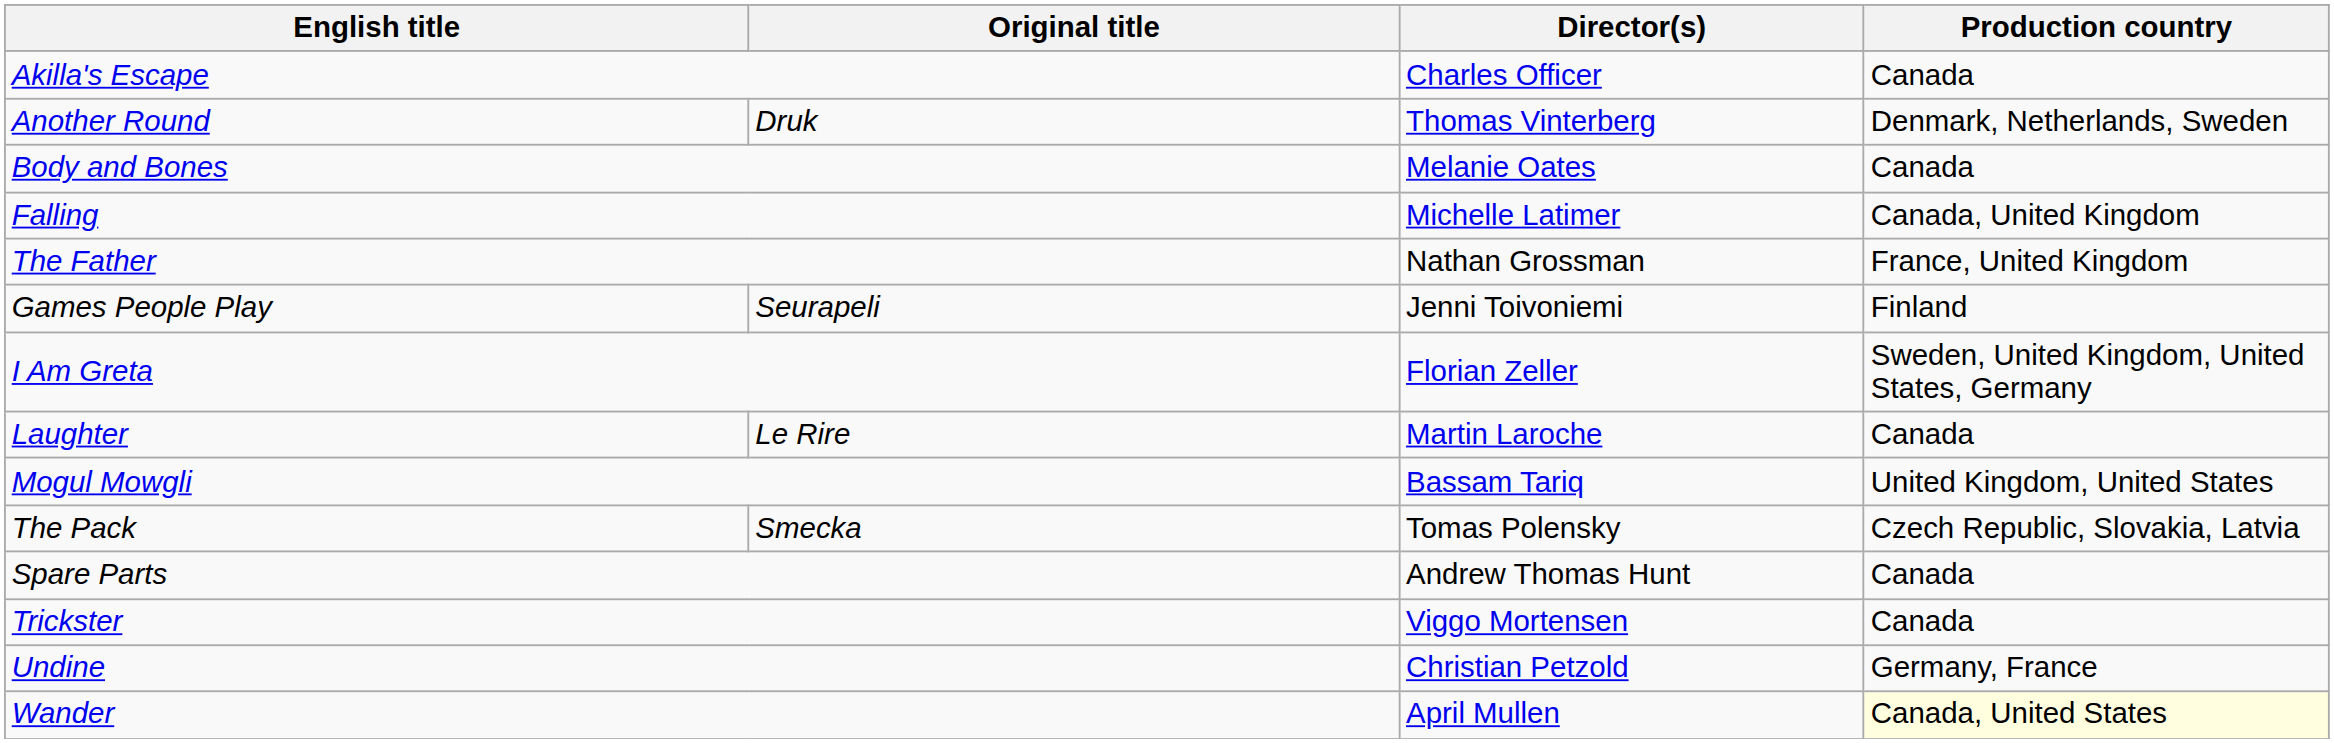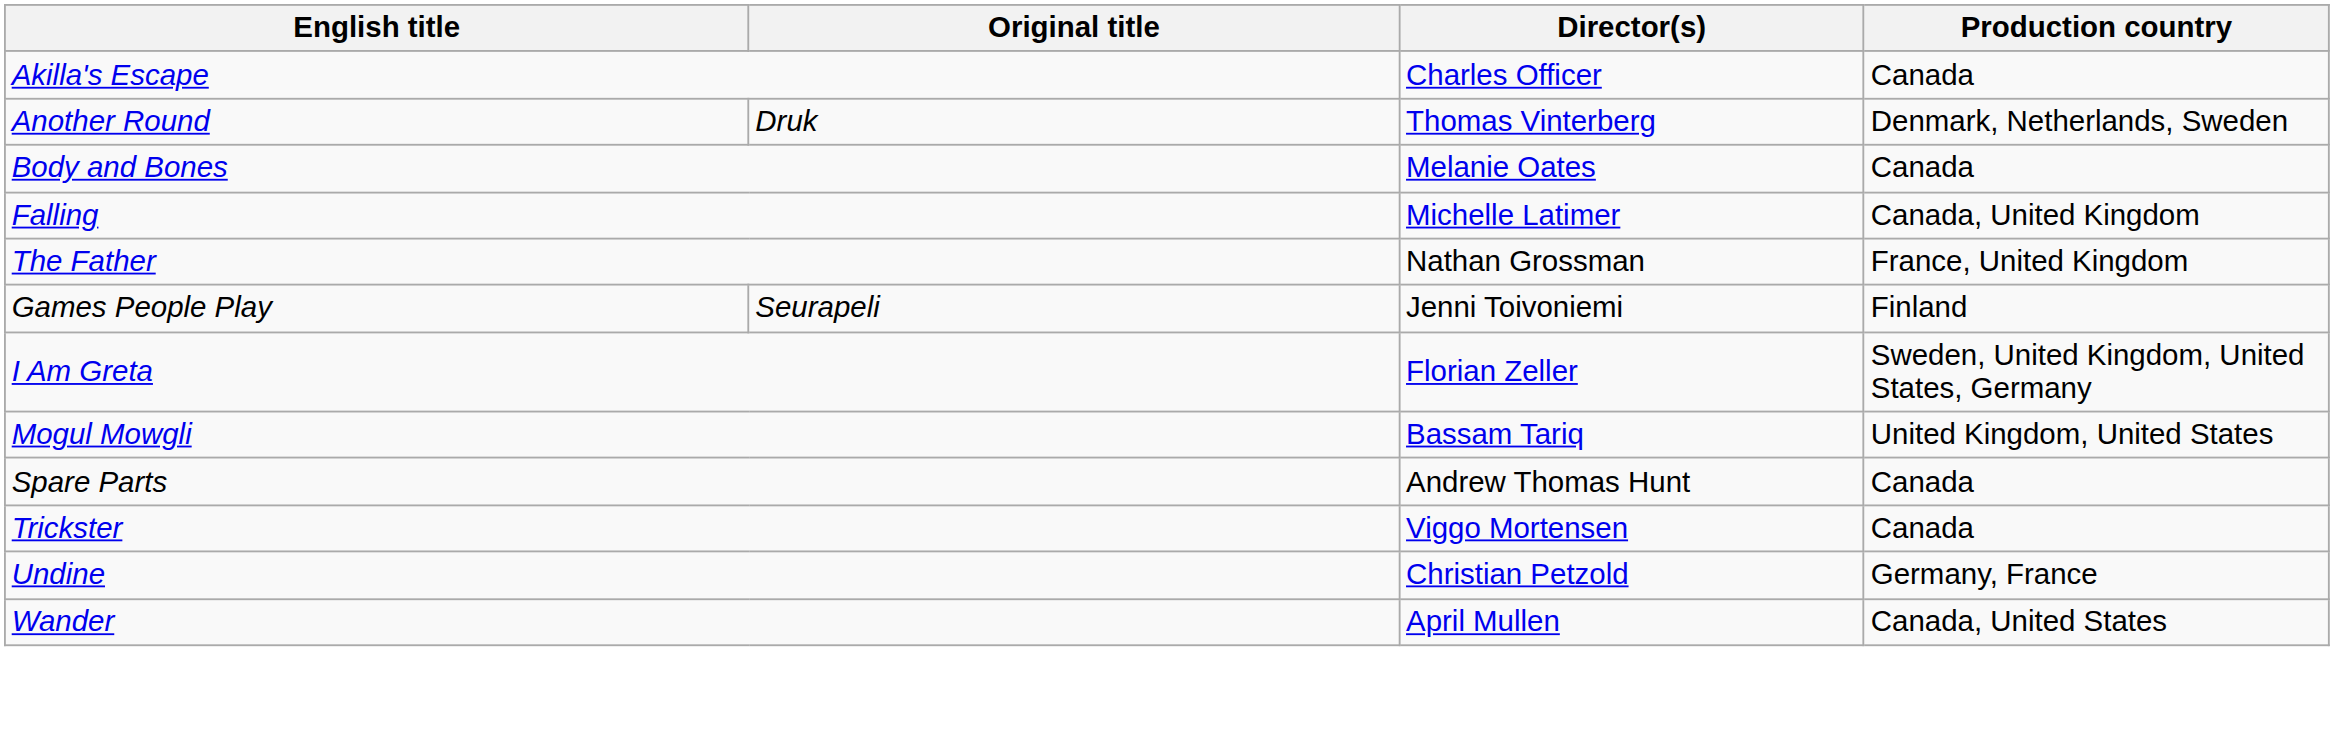- row: (70, 434)
- row: (74, 527)
(2019, 714) lightyellow background -> (2019, 621) no background
